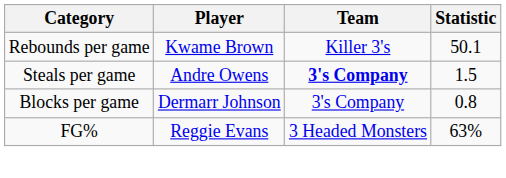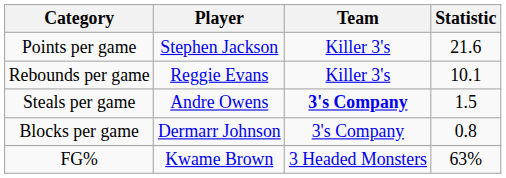+ row: (79, 46)
(219, 46) Kwame Brown -> (219, 74) Reggie Evans
(466, 46) 50.1 -> (466, 74) 10.1
(219, 131) Reggie Evans -> (219, 159) Kwame Brown
